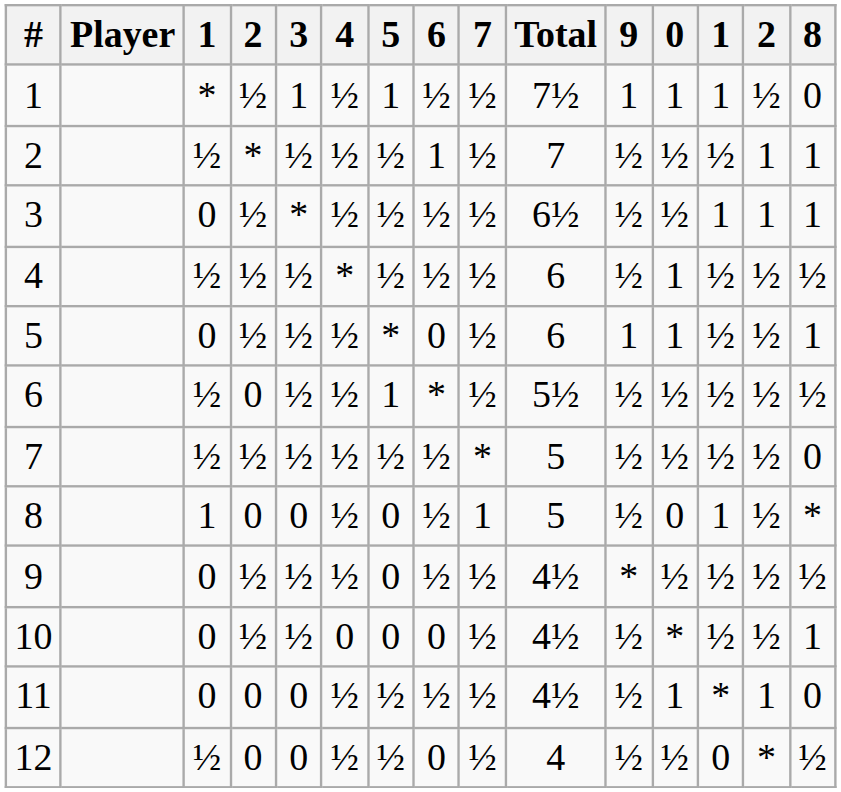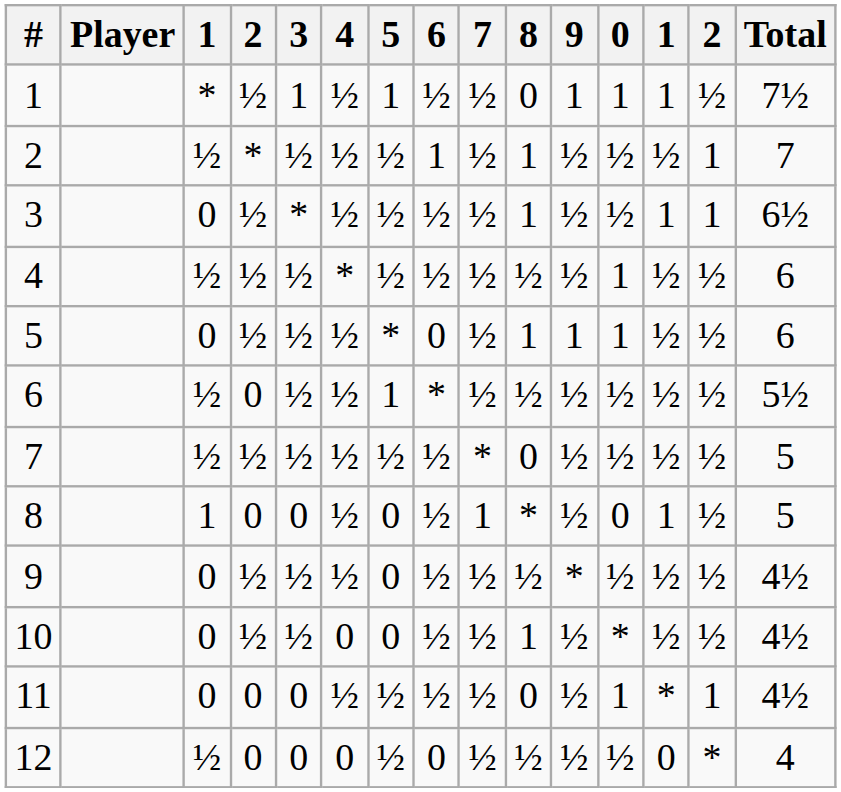columns swapped: (812, 34) <-> (556, 34)
(437, 635) 0 -> (437, 635) ½
(345, 756) ½ -> (345, 756) 0
